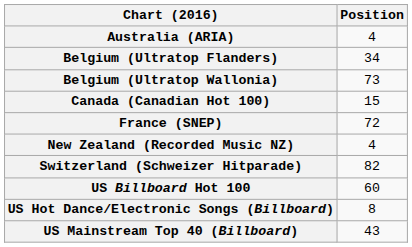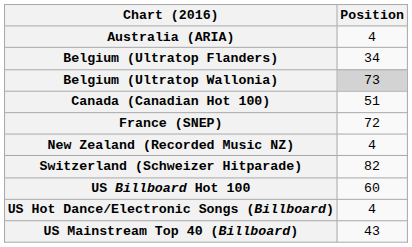(372, 80) no background -> (372, 80) lightgrey background
(372, 102) 15 -> (372, 102) 51
(372, 210) 8 -> (372, 210) 4
